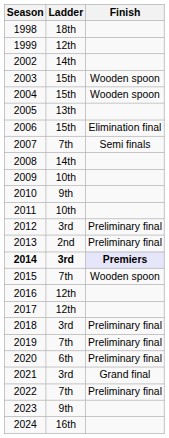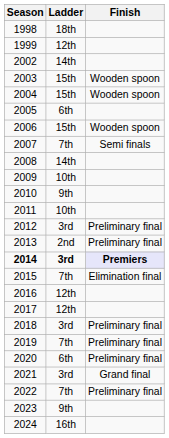(66, 111) 13th -> (66, 111) 6th
(125, 128) Elimination final -> (125, 128) Wooden spoon
(125, 276) Wooden spoon -> (125, 276) Elimination final
